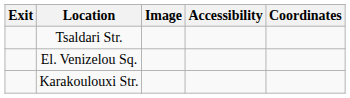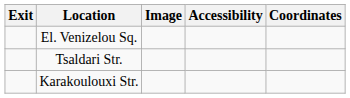rows swapped: (89, 59) <-> (89, 37)
